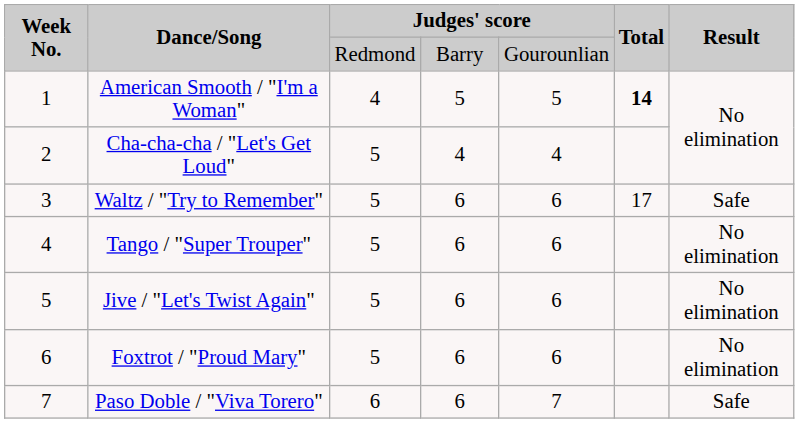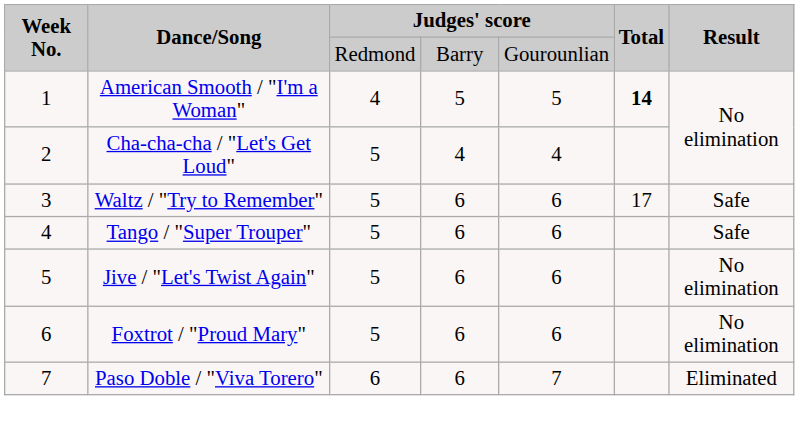(731, 244) No elimination -> (731, 232) Safe
(731, 401) Safe -> (731, 378) Eliminated
